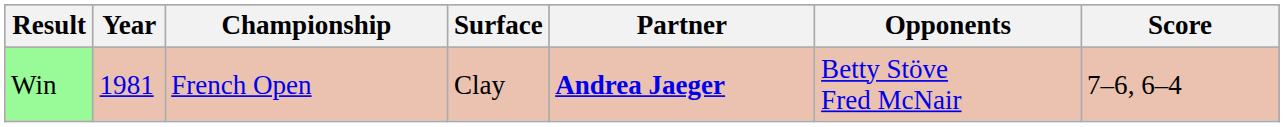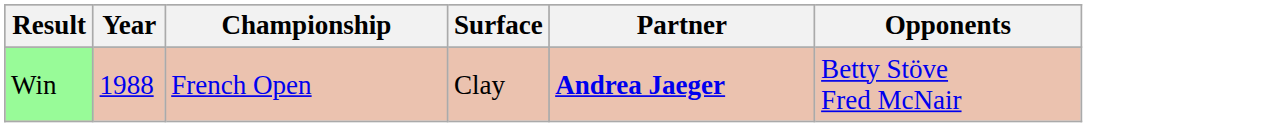- column: (1180, 25)
(127, 84) 1981 -> (127, 84) 1988
